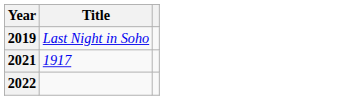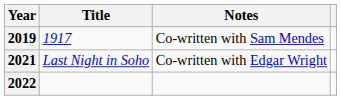+ column: (241, 15)
(96, 38) Last Night in Soho -> (57, 38) 1917
(57, 60) 1917 -> (96, 60) Last Night in Soho
